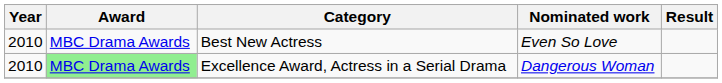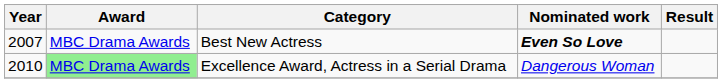(25, 42) 2010 -> (25, 42) 2007
(569, 42) normal -> (572, 42) bold
